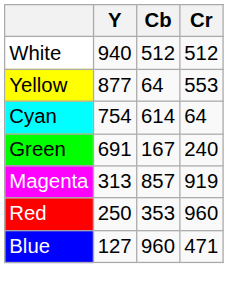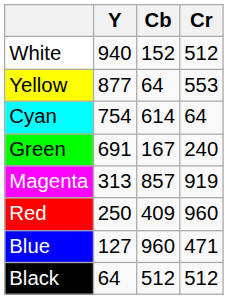(158, 52) 512 -> (158, 52) 152
(158, 213) 353 -> (158, 213) 409
+ row: (34, 278)
